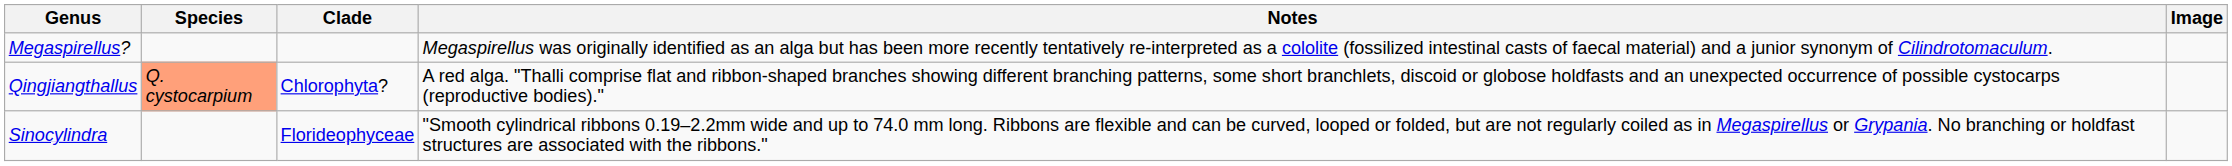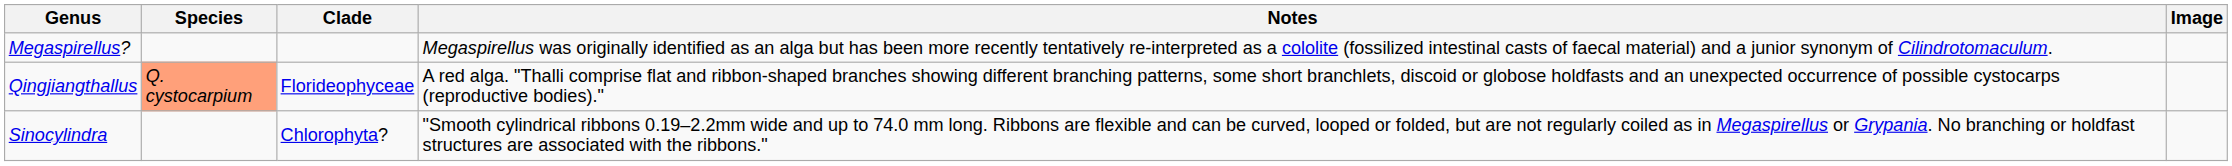(334, 86) Chlorophyta? -> (347, 86) Florideophyceae
(347, 135) Florideophyceae -> (334, 135) Chlorophyta?
